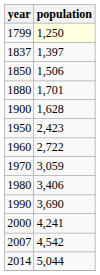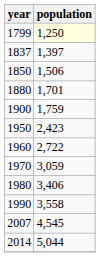(50, 109) 1,628 -> (50, 109) 1,759
(50, 204) 3,690 -> (50, 204) 3,558
- row: (19, 223)
(50, 242) 4,542 -> (50, 223) 4,545
